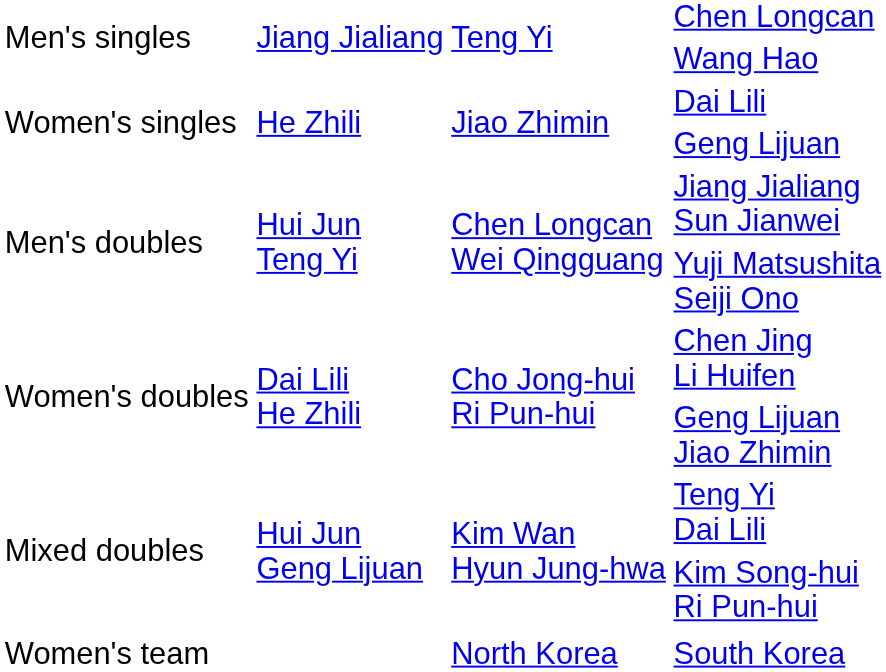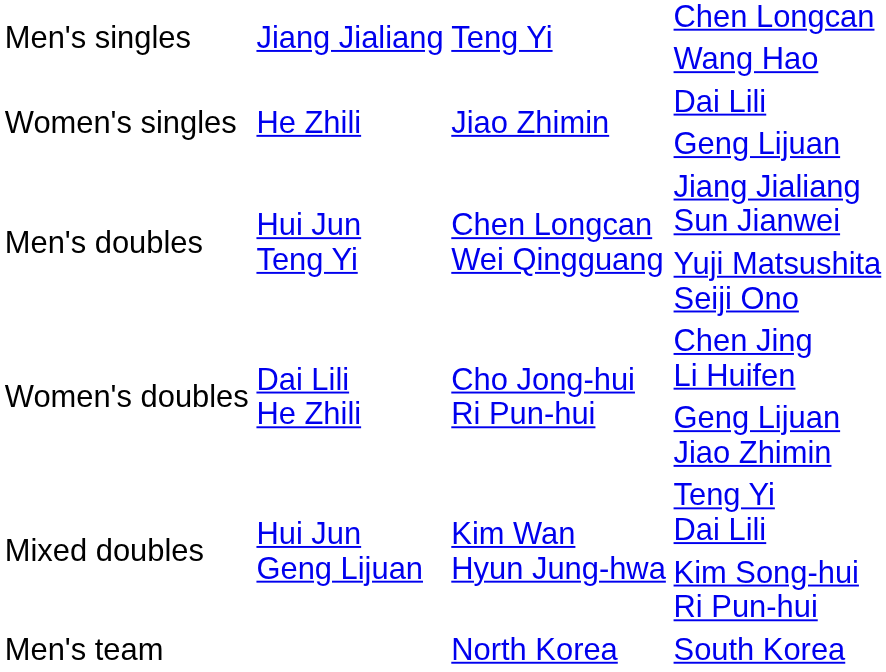+ row: (84, 649)
- row: (107, 653)
